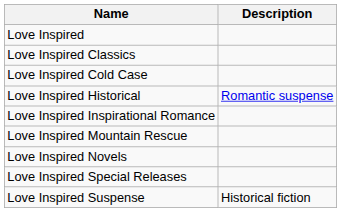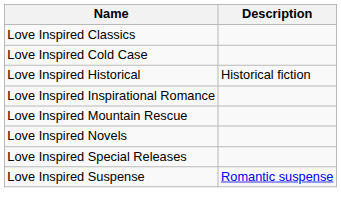- row: (46, 34)
(277, 95) Romantic suspense -> (266, 75) Historical fiction
(266, 197) Historical fiction -> (277, 177) Romantic suspense
